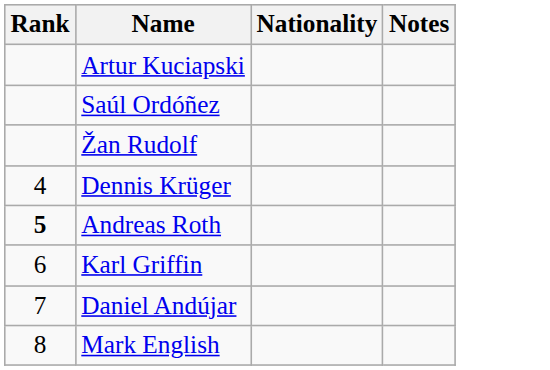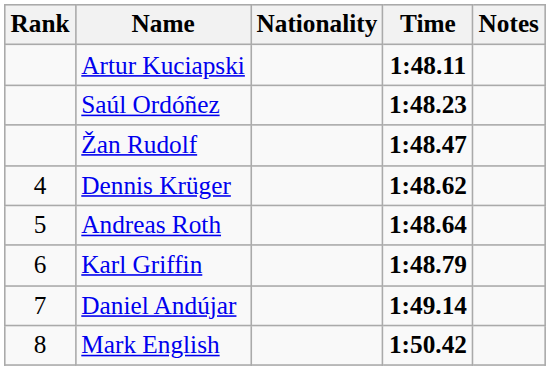+ column: (428, 24)
(40, 225) bold -> (40, 225) normal
